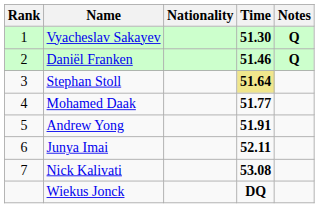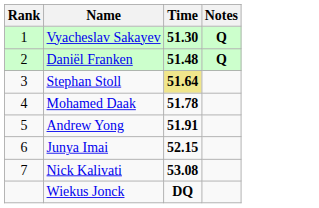- column: (200, 15)
(256, 59) 51.46 -> (183, 59) 51.48
(256, 103) 51.77 -> (183, 103) 51.78
(256, 147) 52.11 -> (183, 147) 52.15
